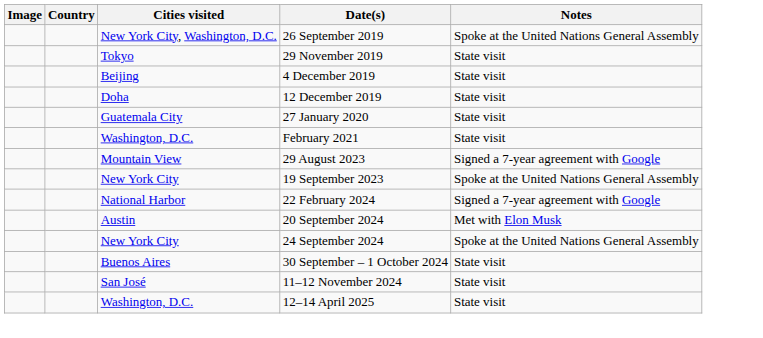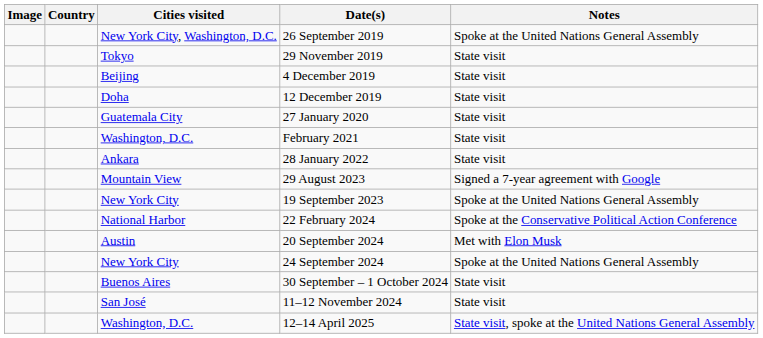+ row: (326, 158)
(557, 199) Signed a 7-year agreement with Google -> (595, 220) Spoke at the Conservative Political Action Conference
(480, 302) State visit -> (604, 323) State visit, spoke at the United Nations General Assembly
